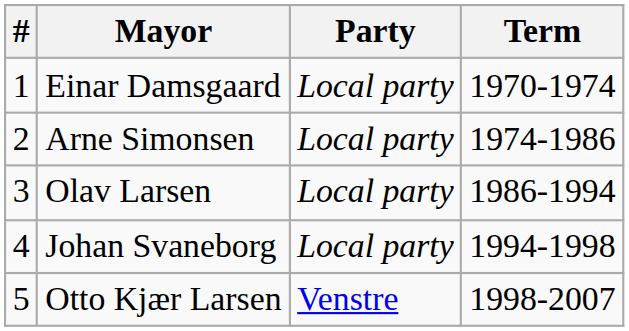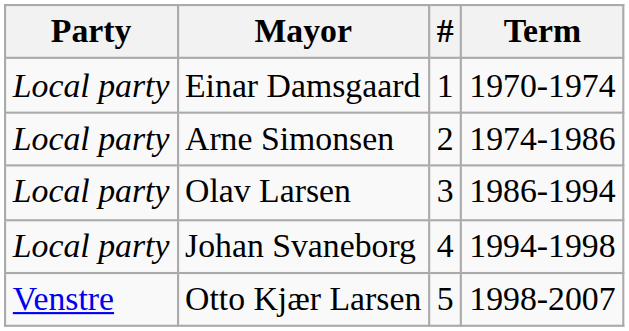columns swapped: (21, 31) <-> (375, 31)
